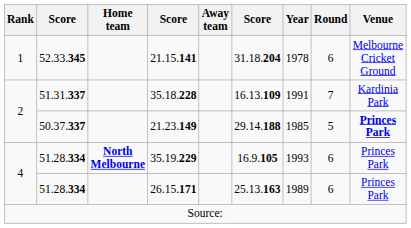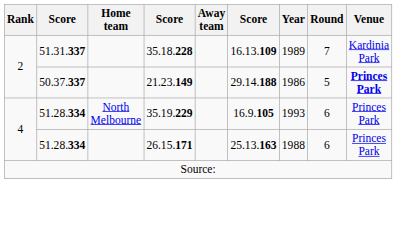- row: (173, 57)
(297, 95) 1991 -> (293, 51) 1989
(297, 126) 1985 -> (293, 82) 1986
(118, 157) bold -> (116, 113) normal
(297, 189) 1989 -> (293, 145) 1988
